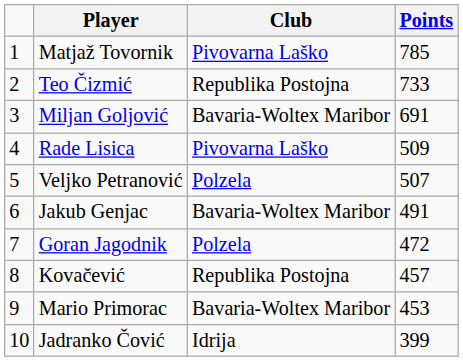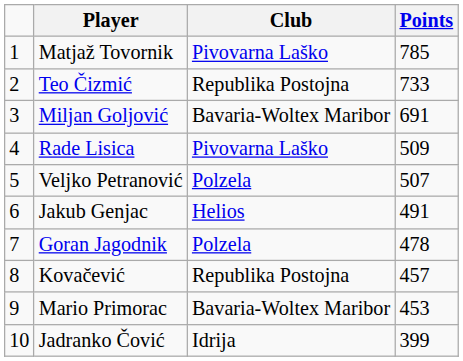(291, 212) Bavaria-Woltex Maribor -> (218, 212) Helios
(415, 244) 472 -> (415, 244) 478
